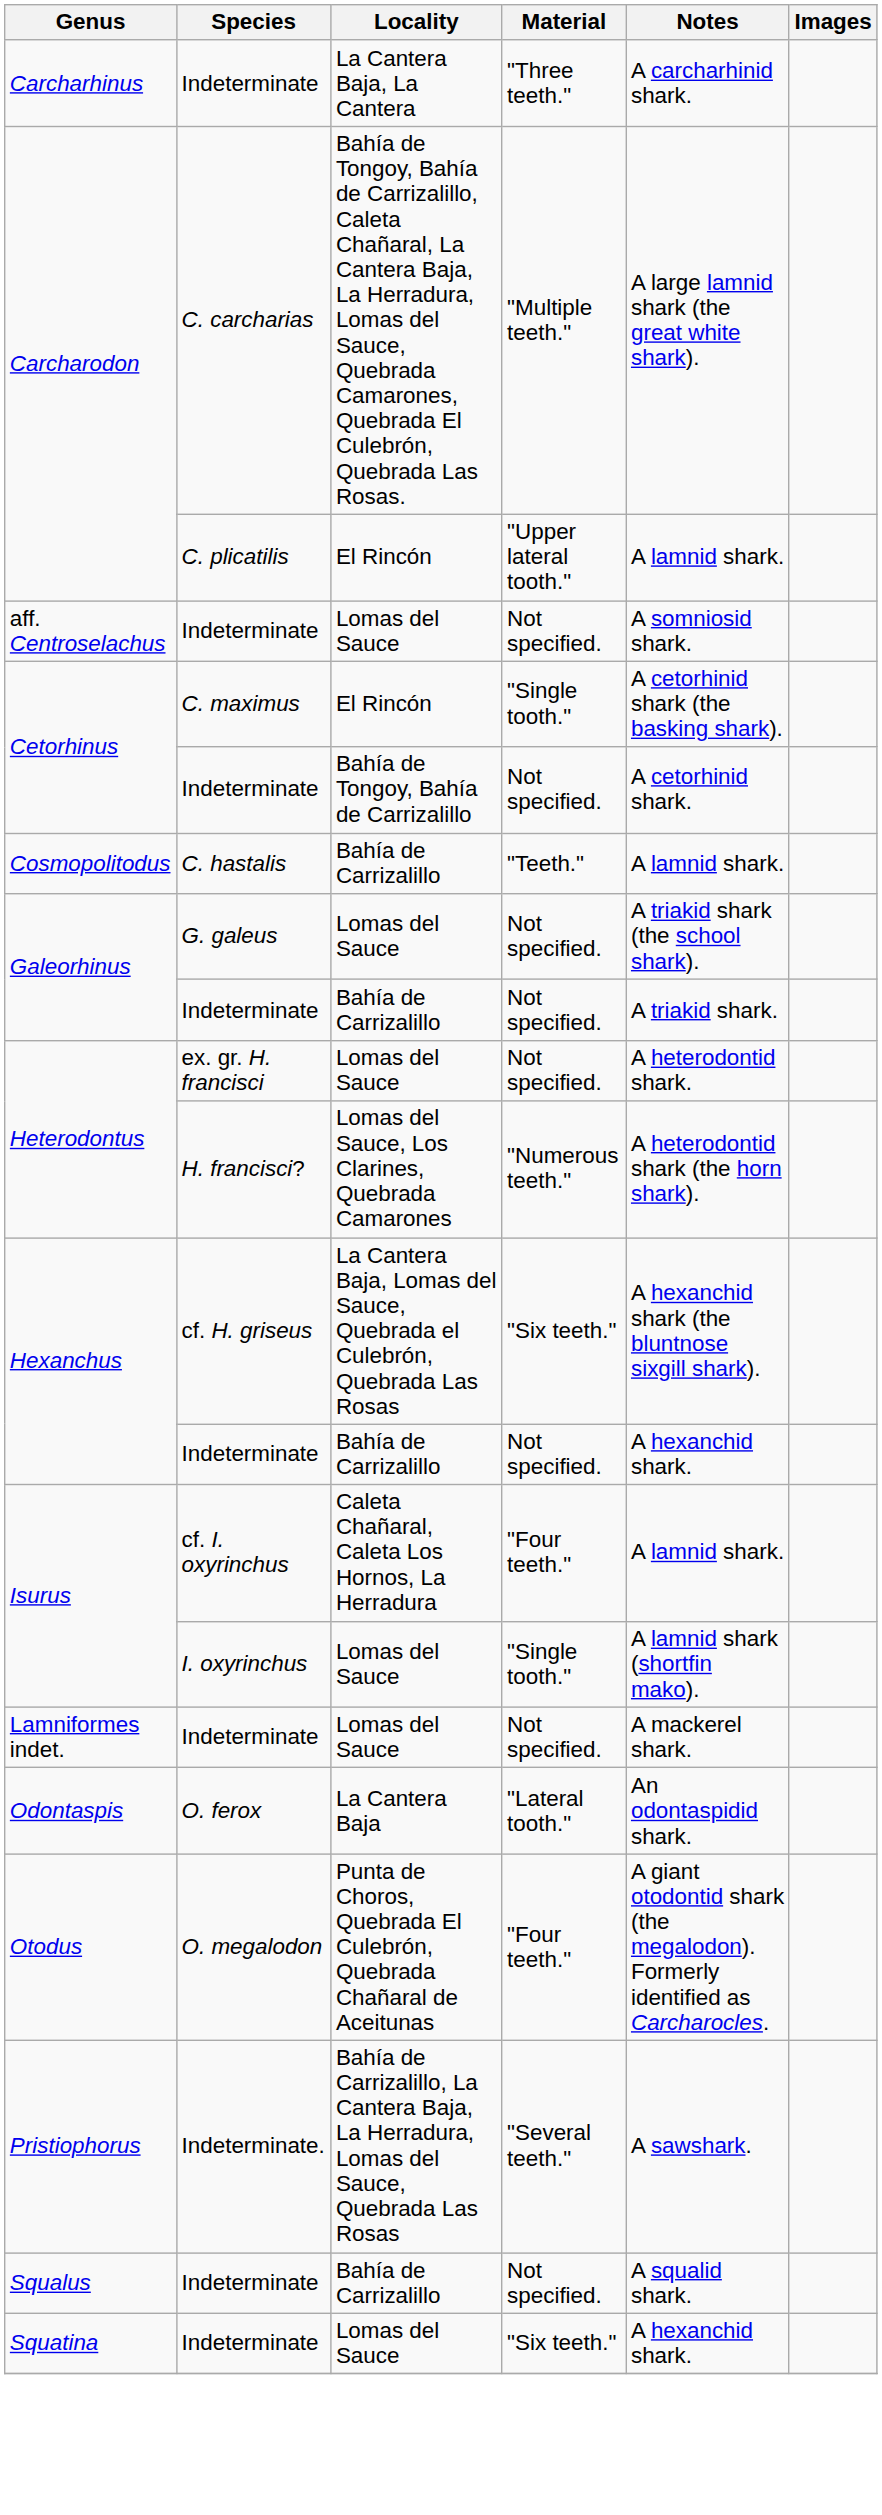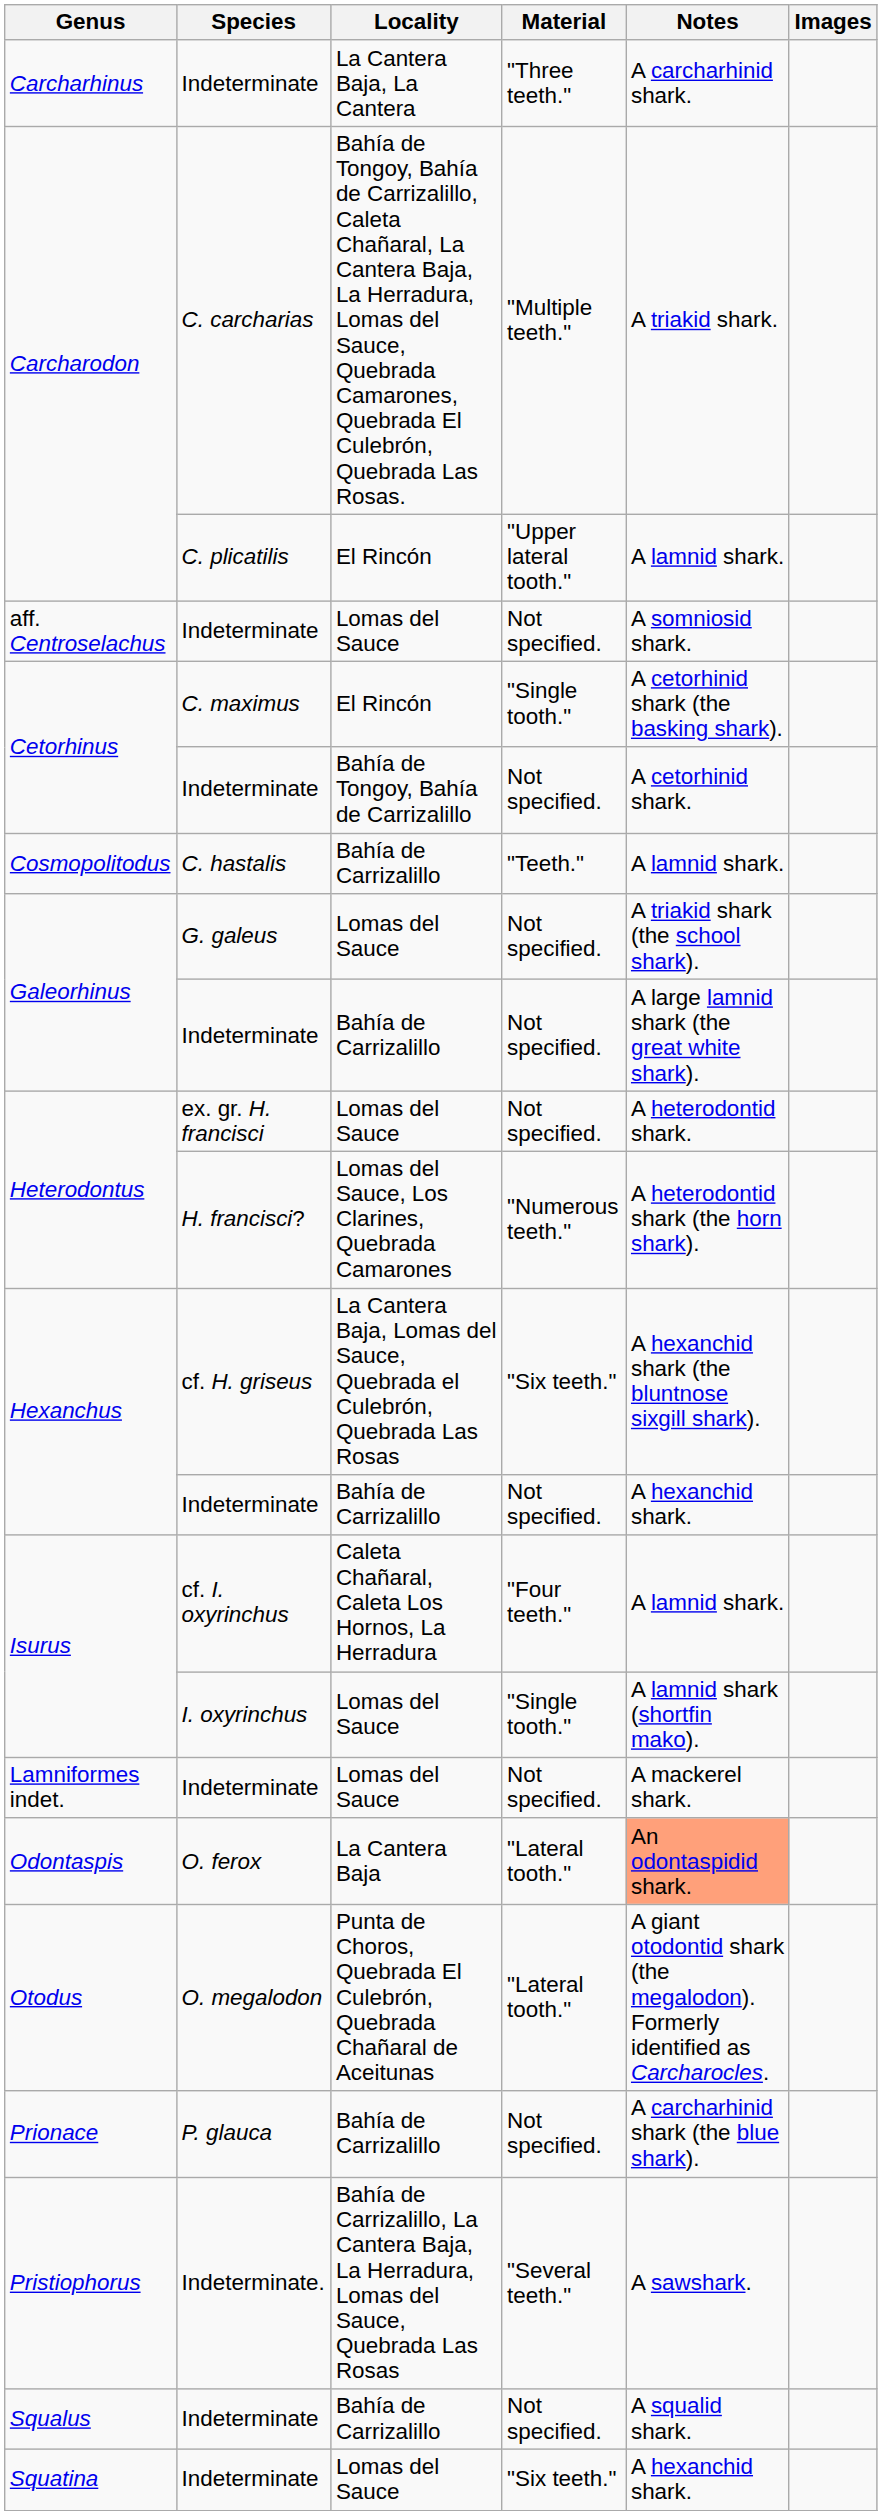(702, 320) A large lamnid shark (the great white shark). -> (704, 320) A triakid shark.
(704, 1009) A triakid shark. -> (702, 1034) A large lamnid shark (the great white shark).
(694, 1810) no background -> (694, 1860) lightsalmon background
(539, 1946) "Four teeth." -> (545, 1997) "Lateral tooth."
+ row: (54, 2133)
